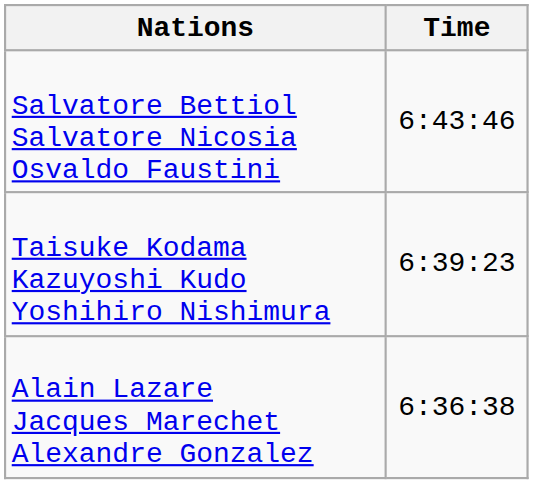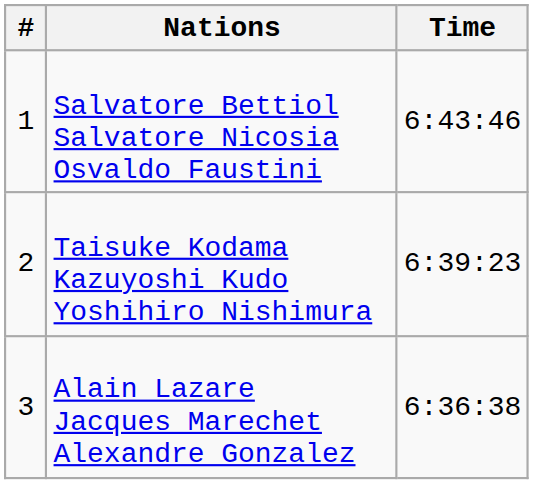+ column: (26, 28)
